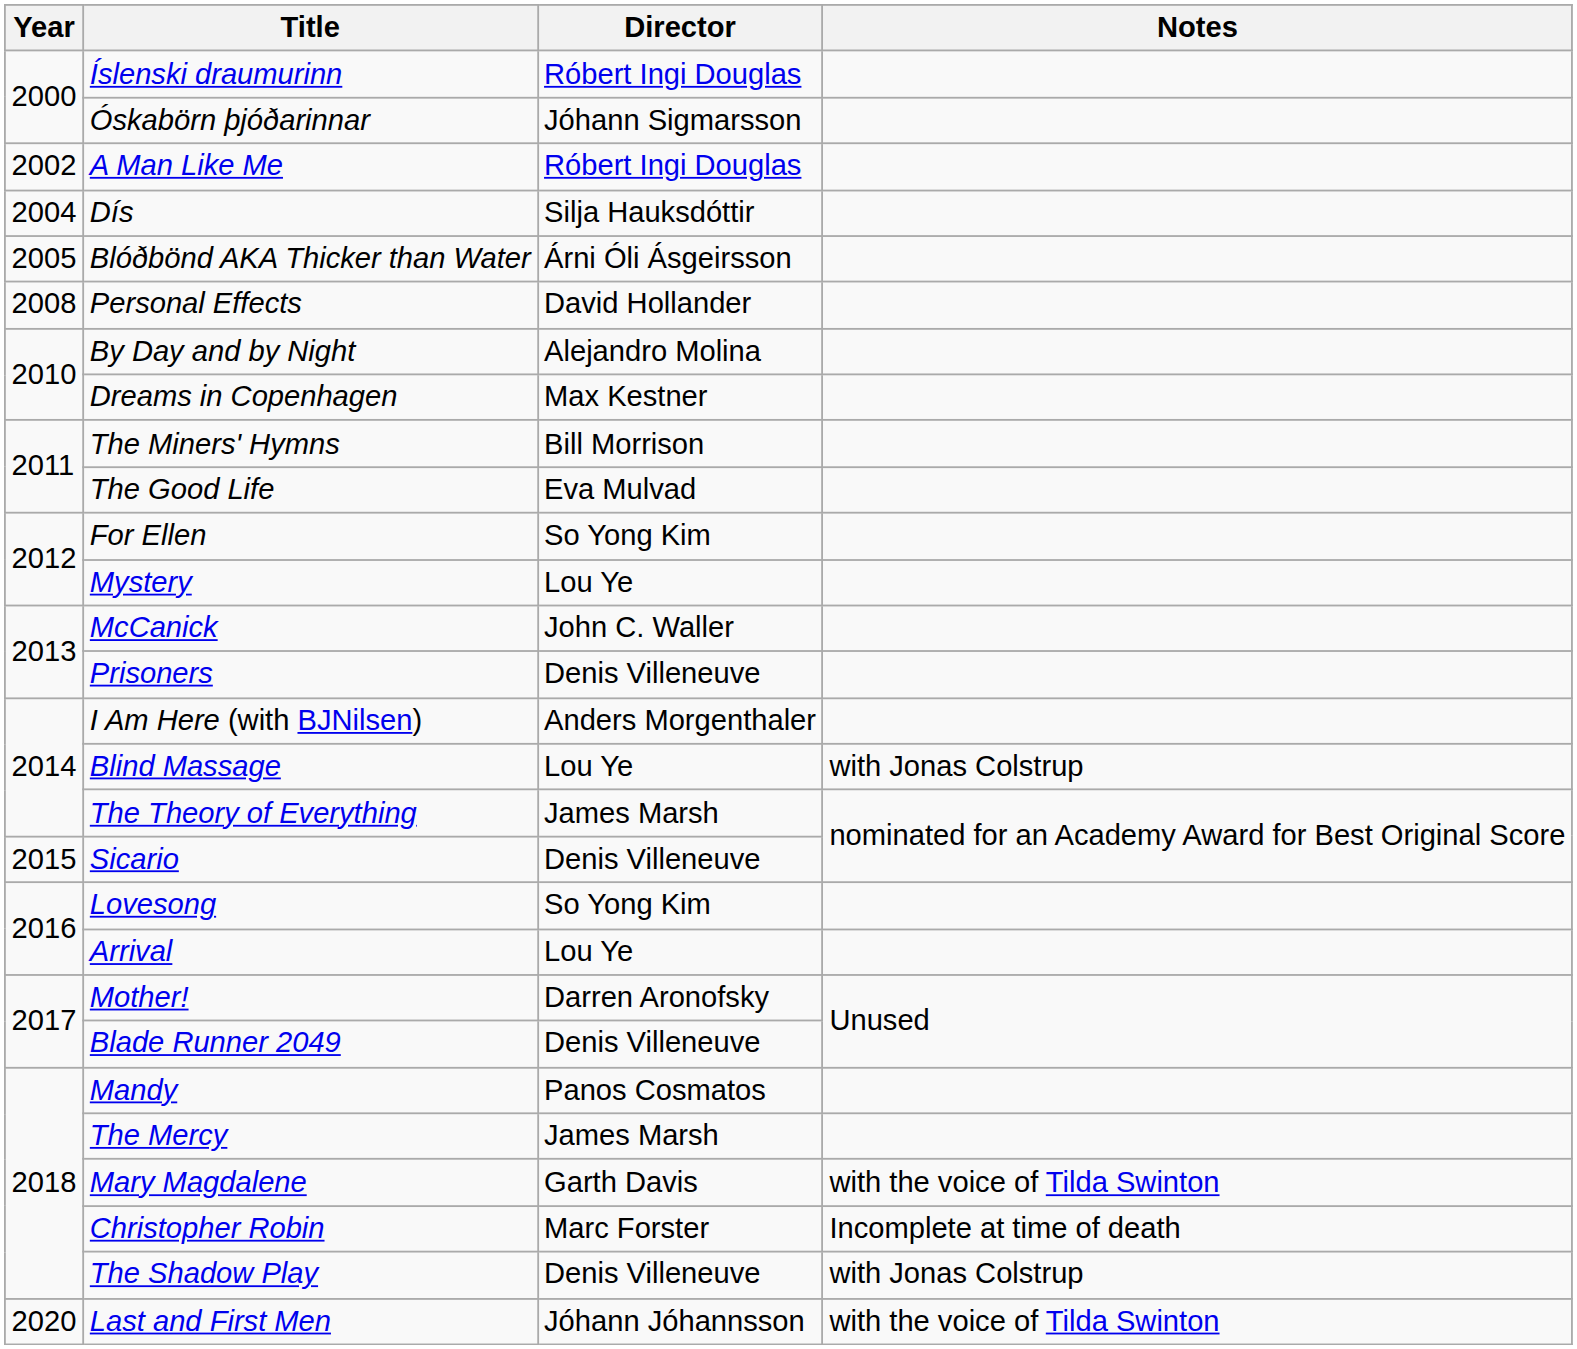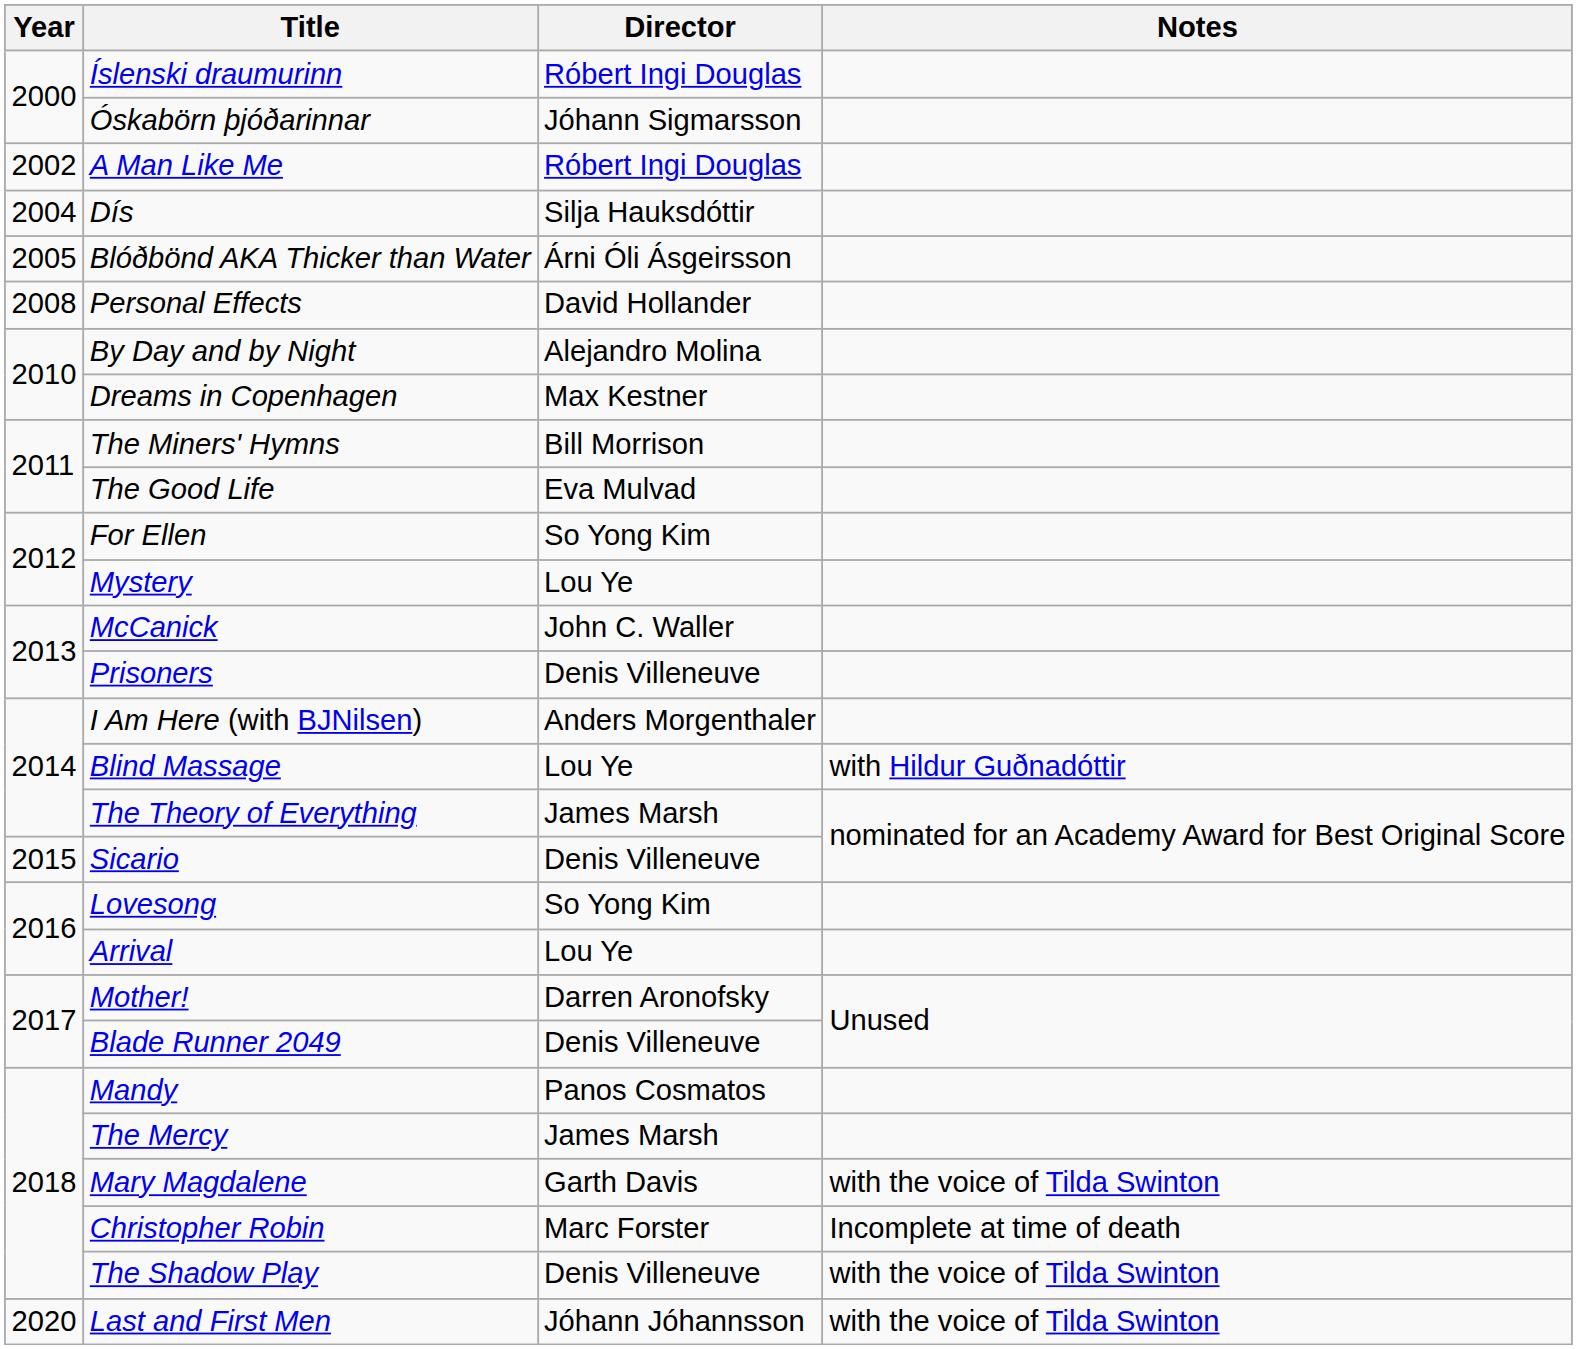(956, 766) with Jonas Colstrup -> (978, 766) with Hildur Guðnadóttir
(956, 1274) with Jonas Colstrup -> (1024, 1274) with the voice of Tilda Swinton
